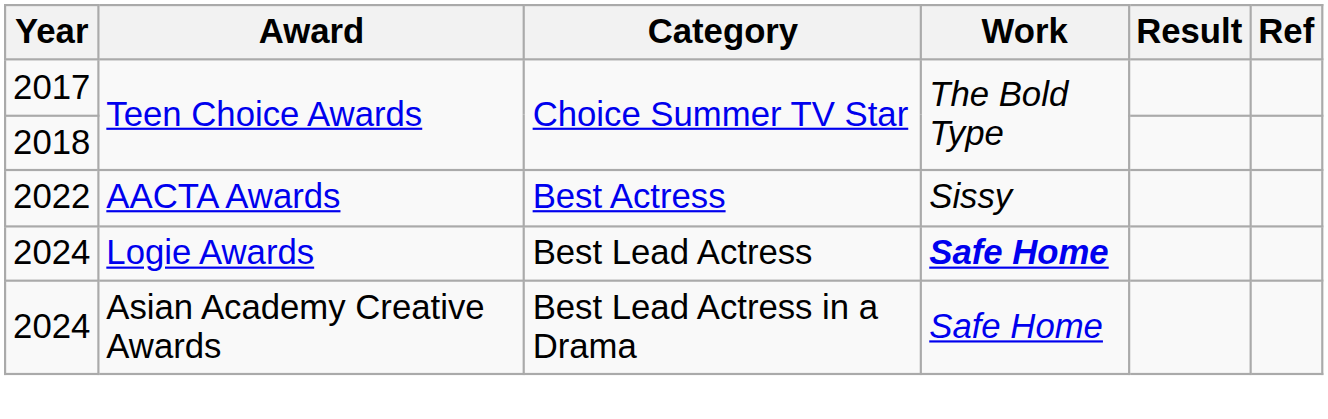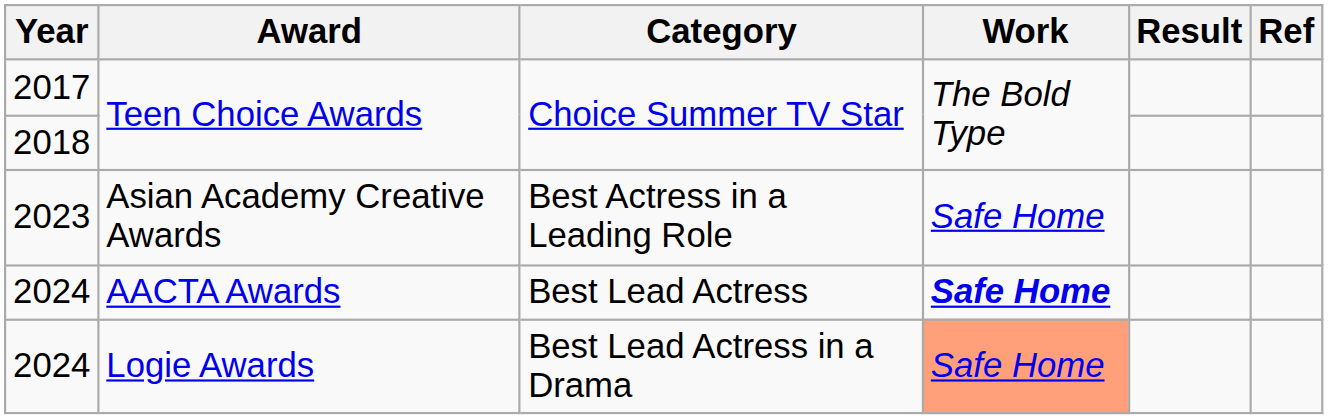- row: (52, 197)
+ row: (52, 216)
(210, 252) Logie Awards -> (223, 291) AACTA Awards
(295, 326) Asian Academy Creative Awards -> (210, 365) Logie Awards
(1016, 326) no background -> (1018, 365) lightsalmon background
